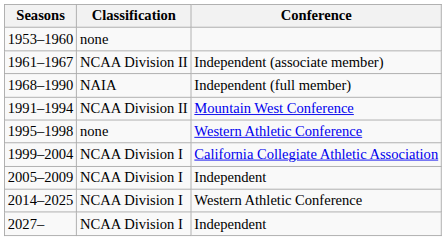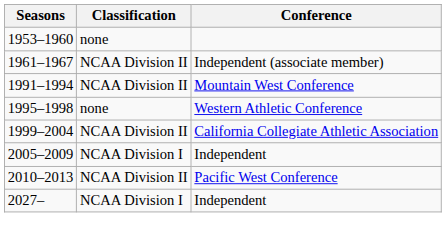- row: (41, 85)
(131, 154) NCAA Division I -> (134, 131) NCAA Division II
+ row: (41, 177)
- row: (41, 200)
